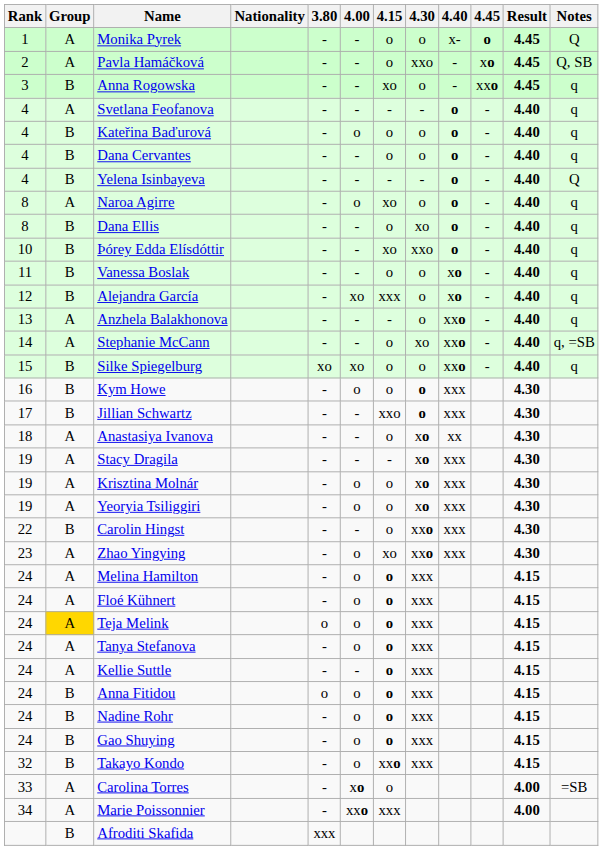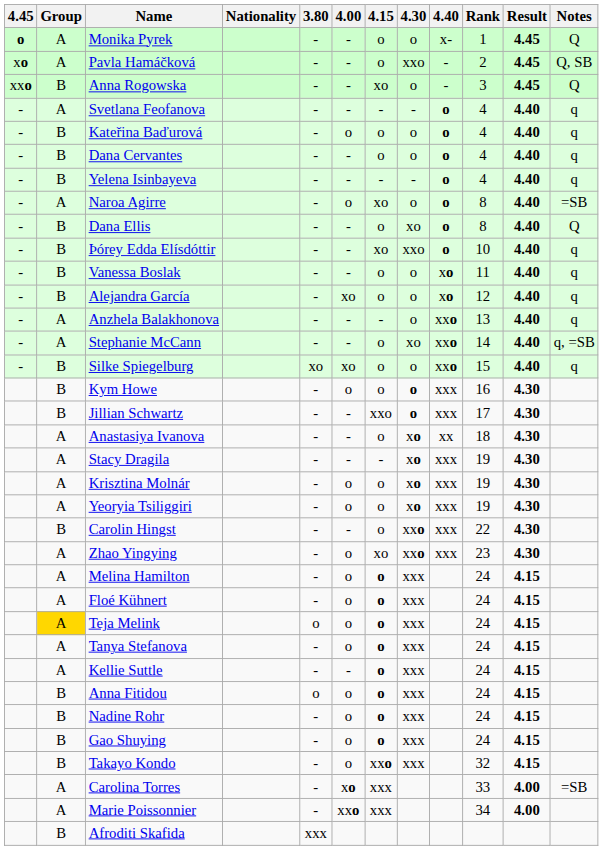columns swapped: (25, 16) <-> (487, 16)
(574, 86) q -> (574, 86) Q
(574, 179) Q -> (574, 179) q
(574, 202) q -> (574, 202) =SB
(574, 226) q -> (574, 226) Q
(390, 296) xxx -> (381, 296) o
(390, 786) o -> (381, 786) xxx
